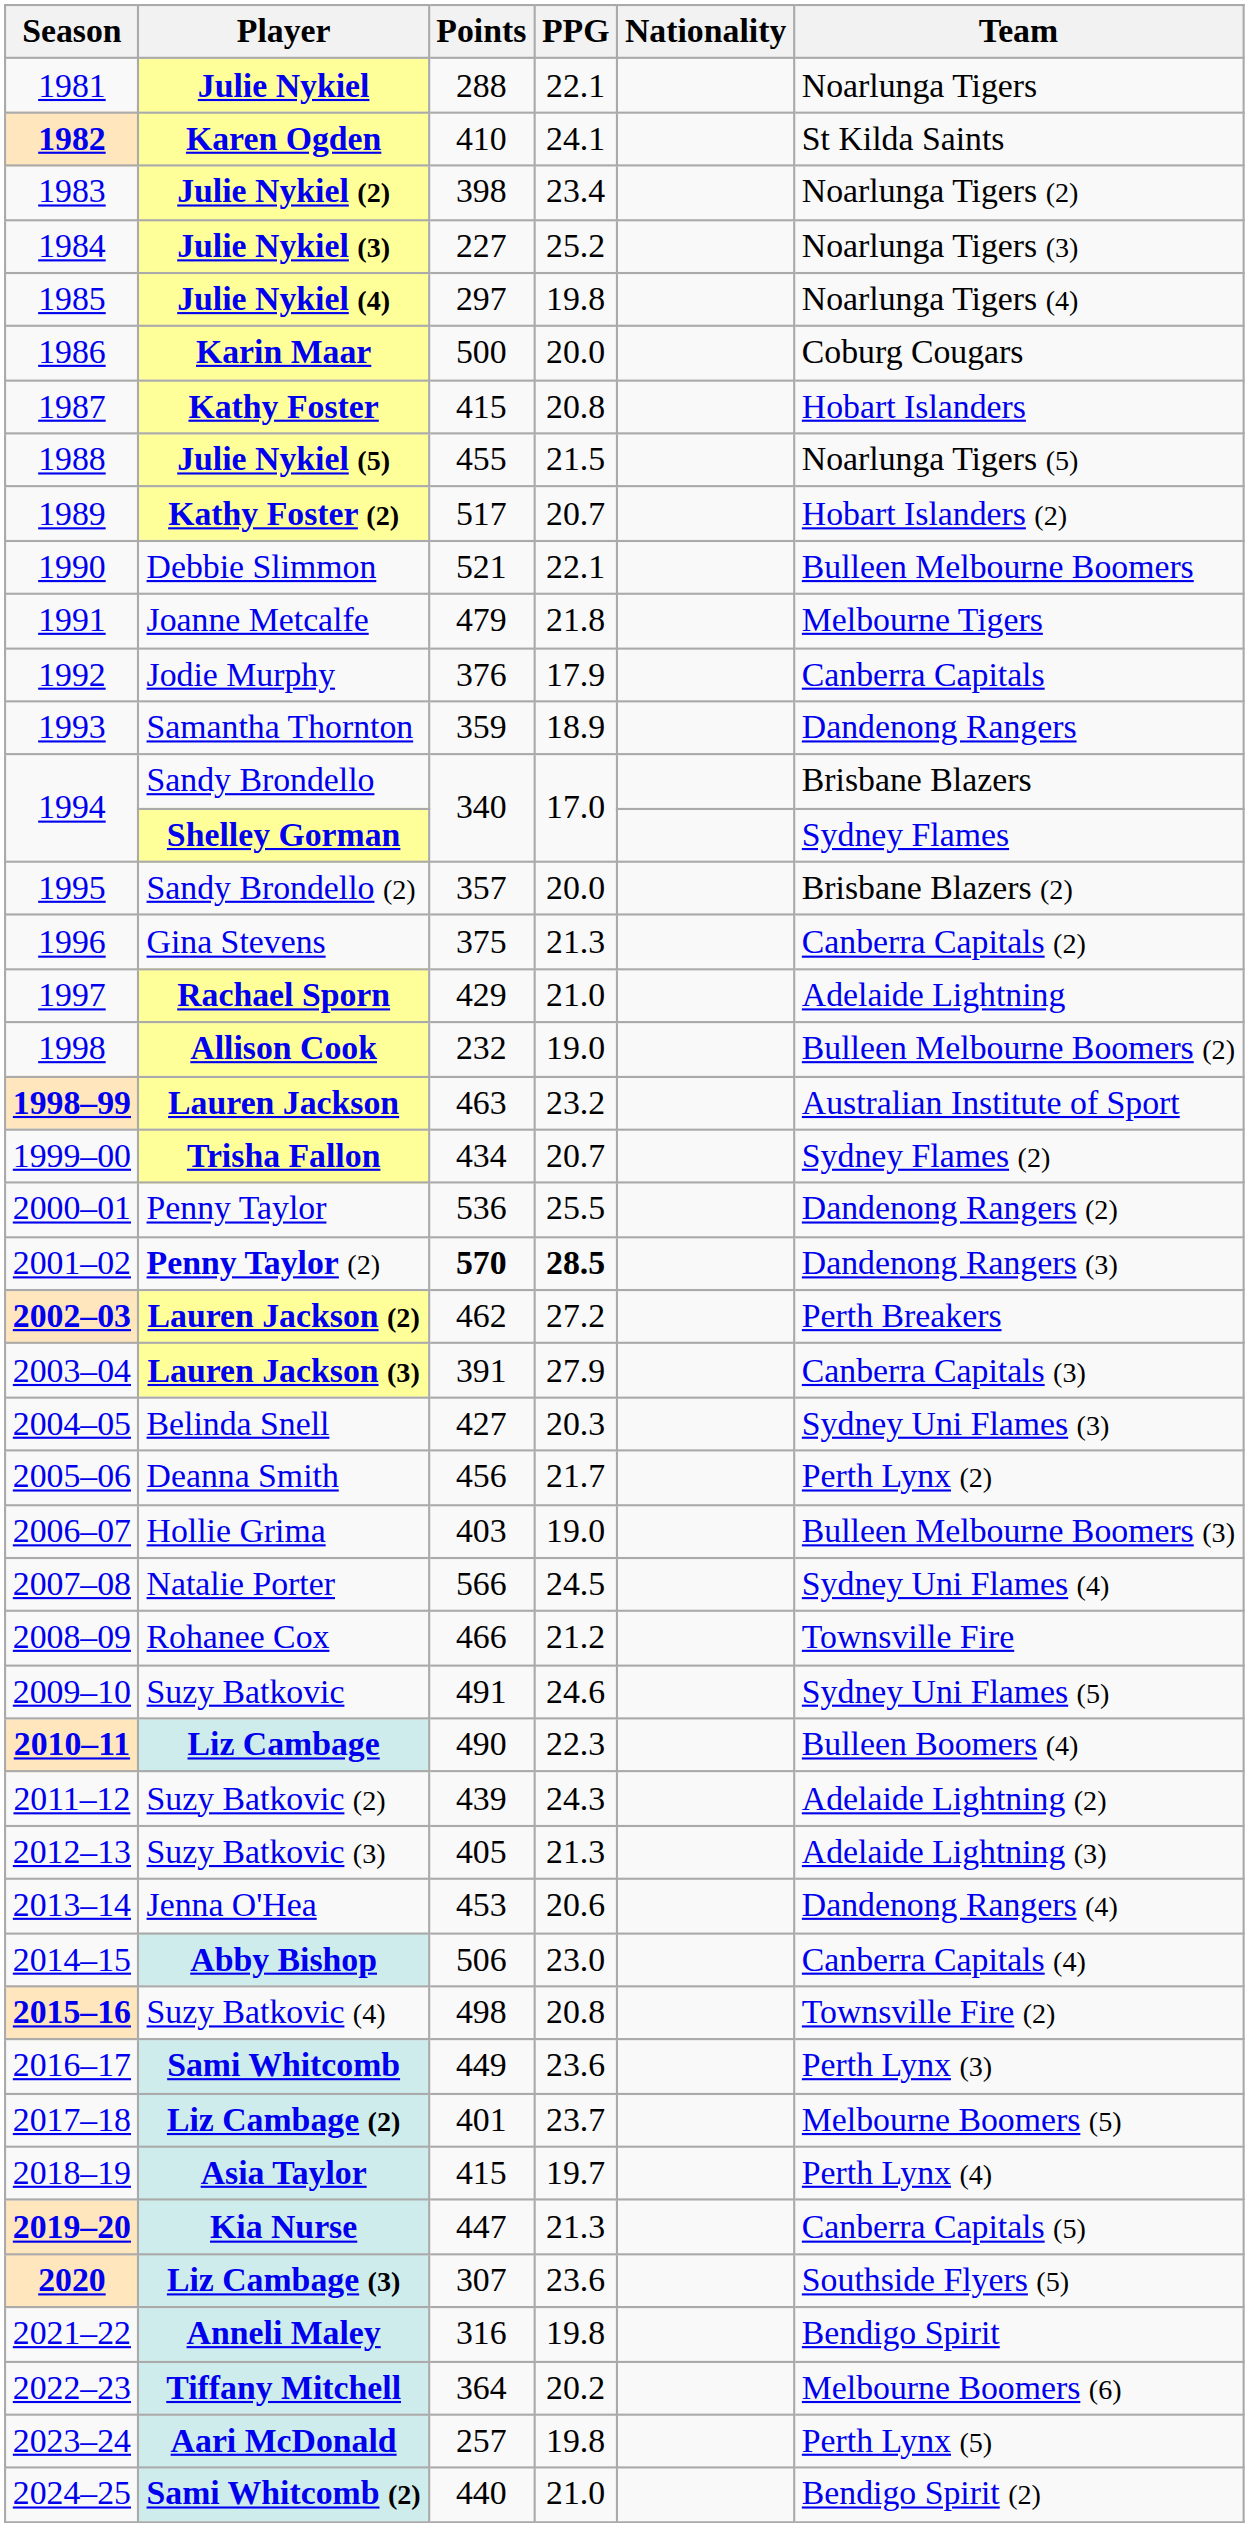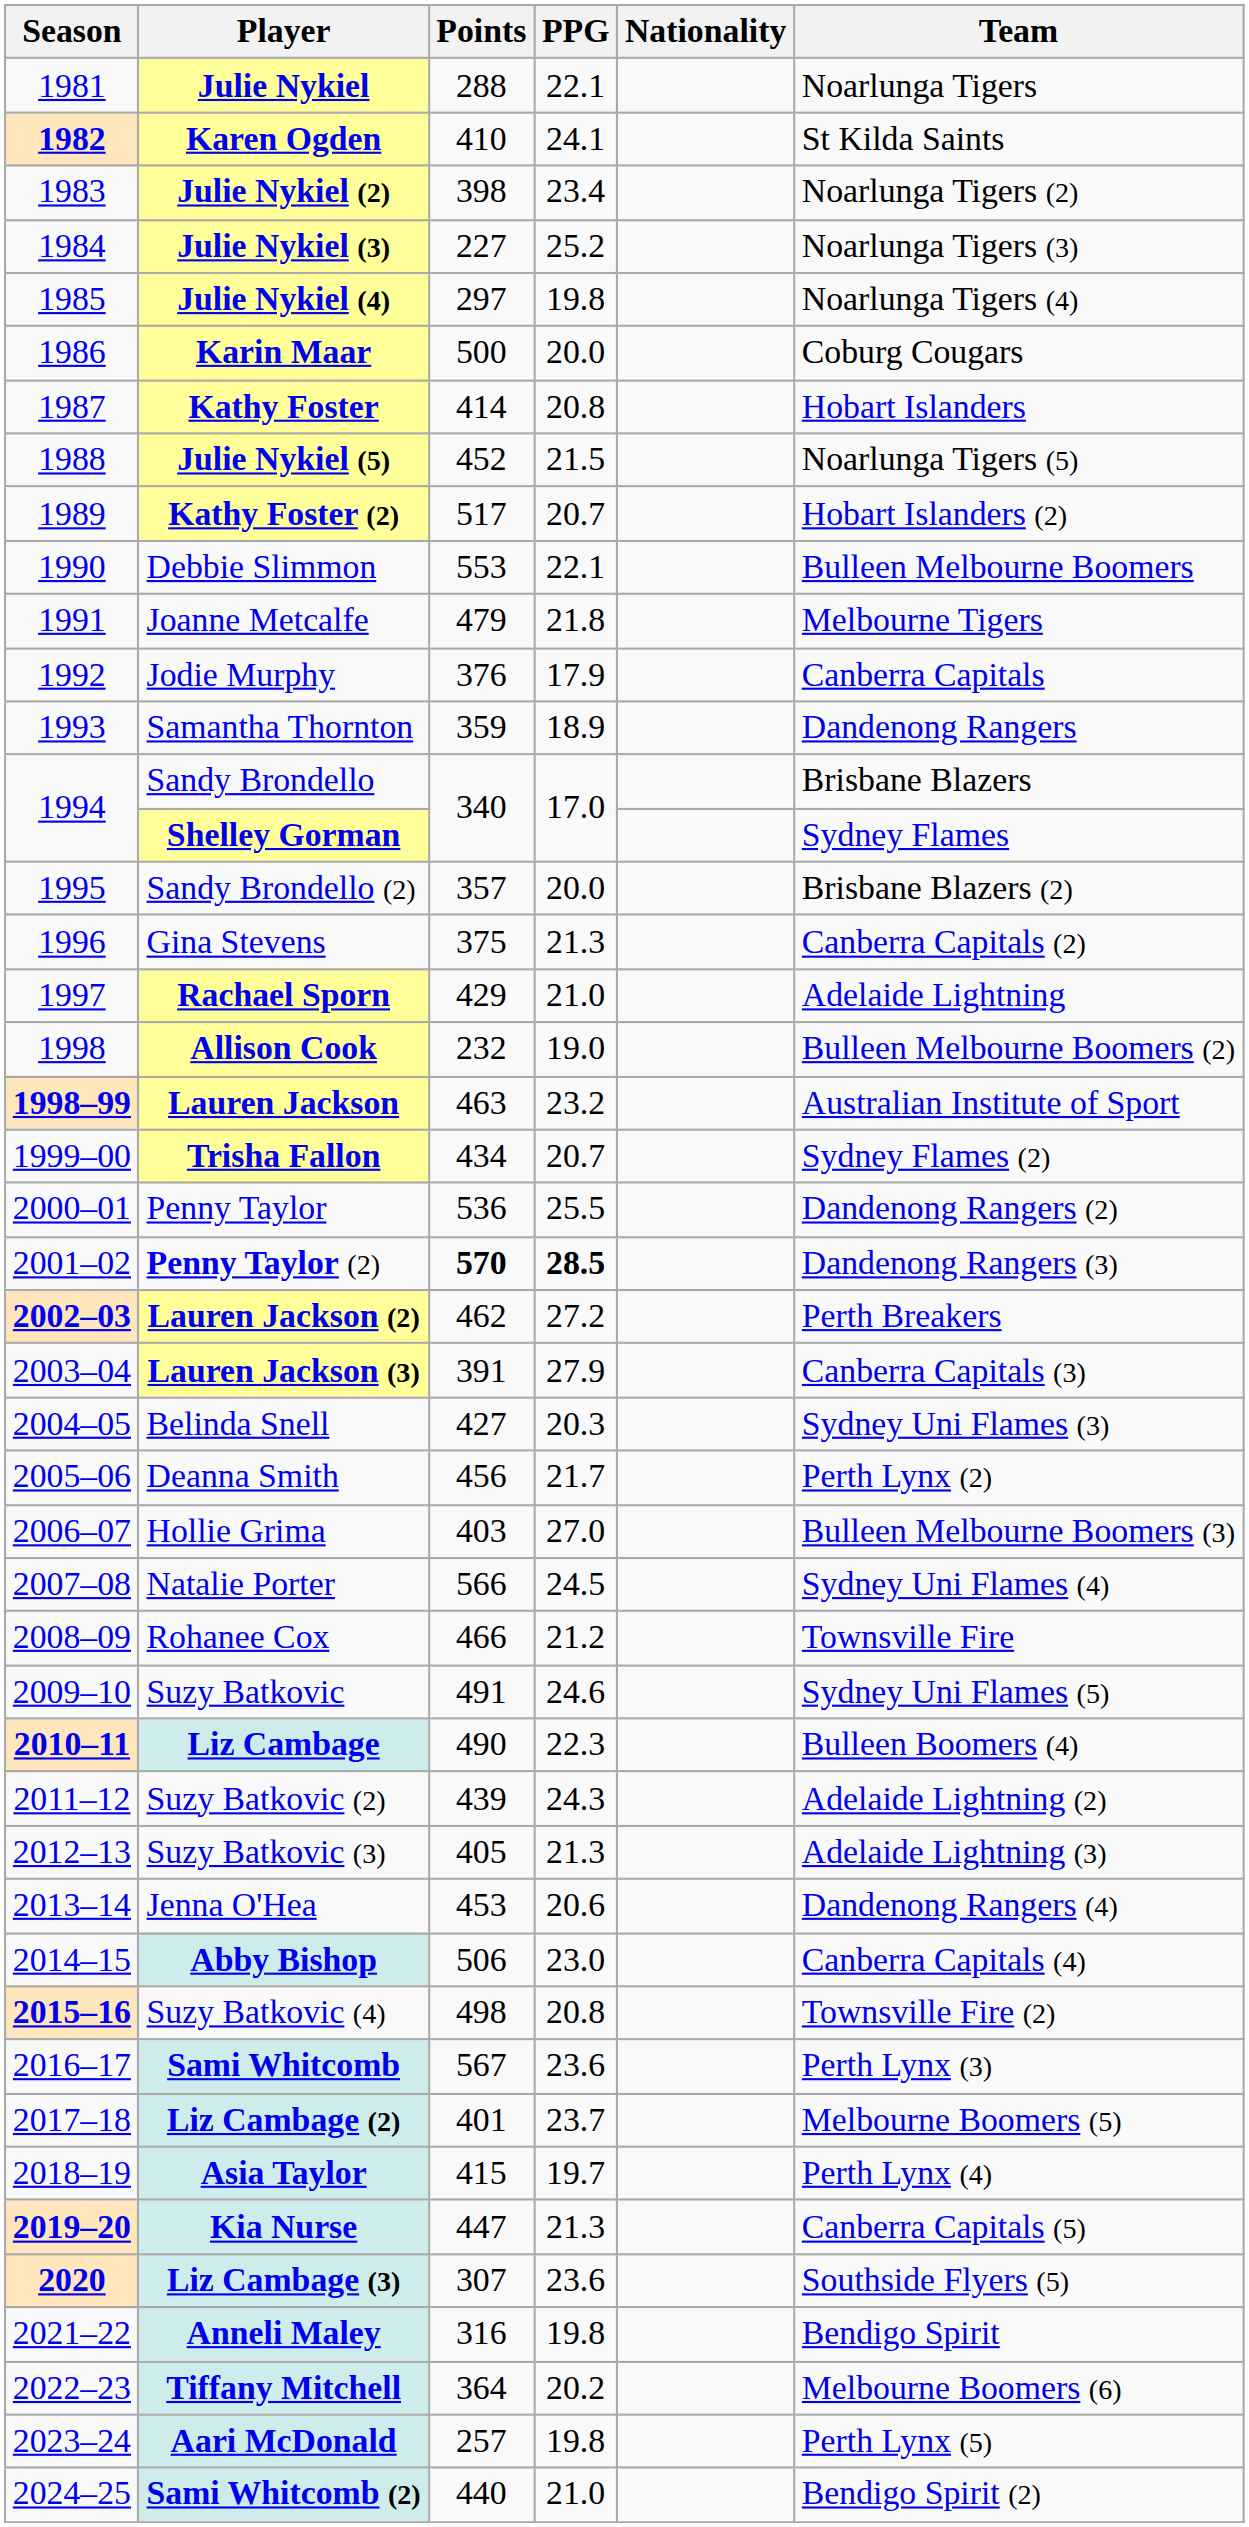(481, 406) 415 -> (481, 406) 414
(481, 459) 455 -> (481, 459) 452
(481, 566) 521 -> (481, 566) 553
(576, 1530) 19.0 -> (576, 1530) 27.0
(481, 2065) 449 -> (481, 2065) 567
